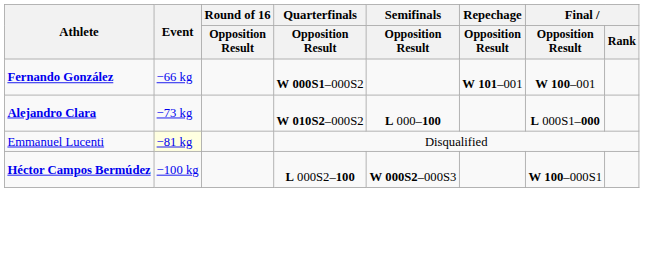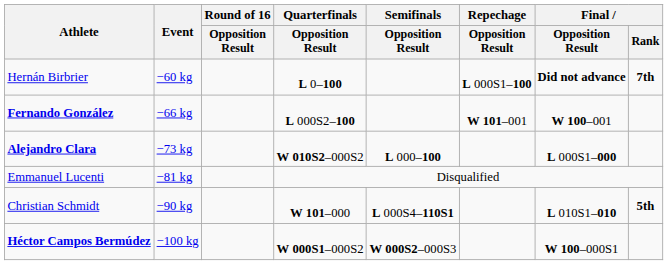+ row: (48, 77)
(320, 85) W 000S1–000S2 -> (320, 120) L 000S2–100
(174, 141) lightyellow background -> (174, 177) no background
+ row: (53, 206)
(320, 177) L 000S2–100 -> (320, 249) W 000S1–000S2
